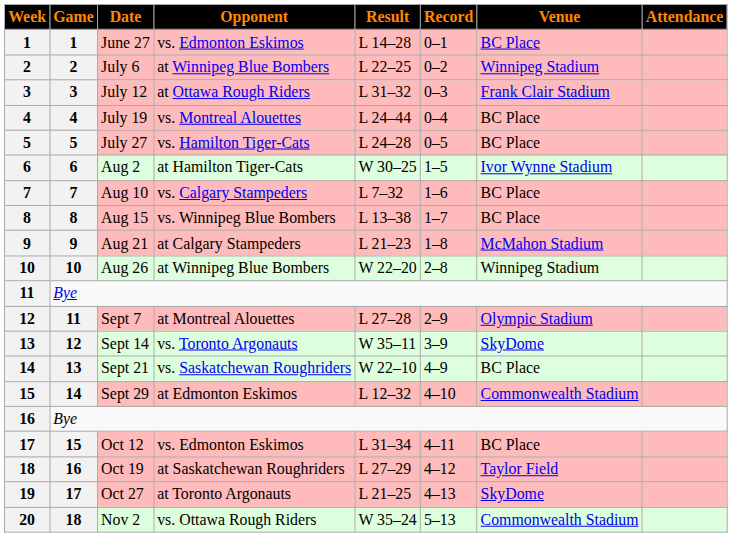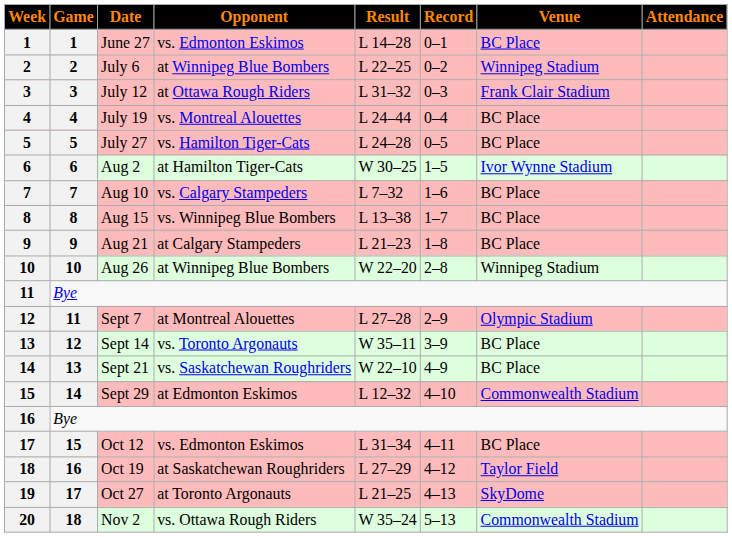(542, 243) McMahon Stadium -> (510, 243) BC Place
(512, 343) SkyDome -> (510, 343) BC Place
